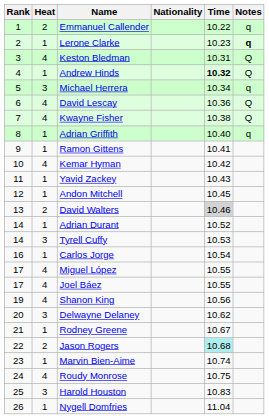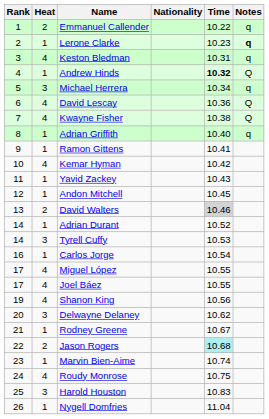(248, 58) Q -> (248, 58) q
